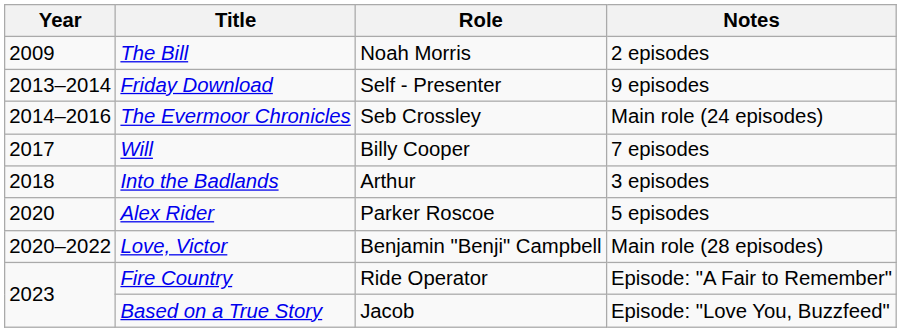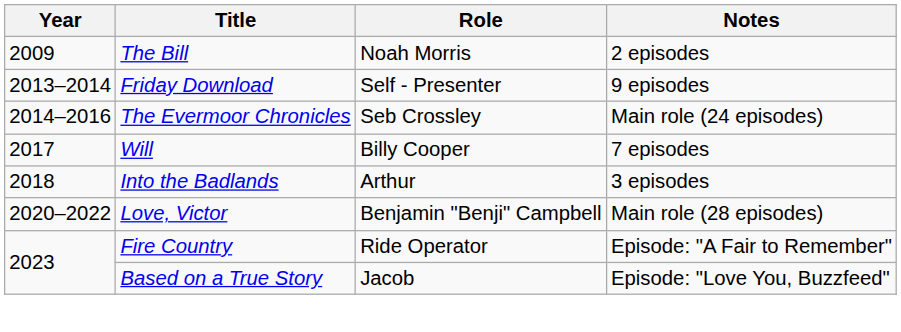- row: (167, 213)
